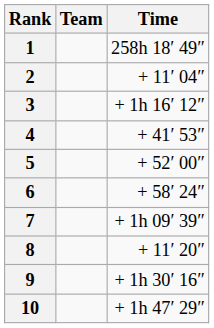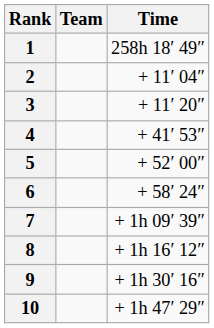(160, 105) + 1h 16′ 12″ -> (171, 105) + 11′ 20″
(171, 250) + 11′ 20″ -> (160, 250) + 1h 16′ 12″
